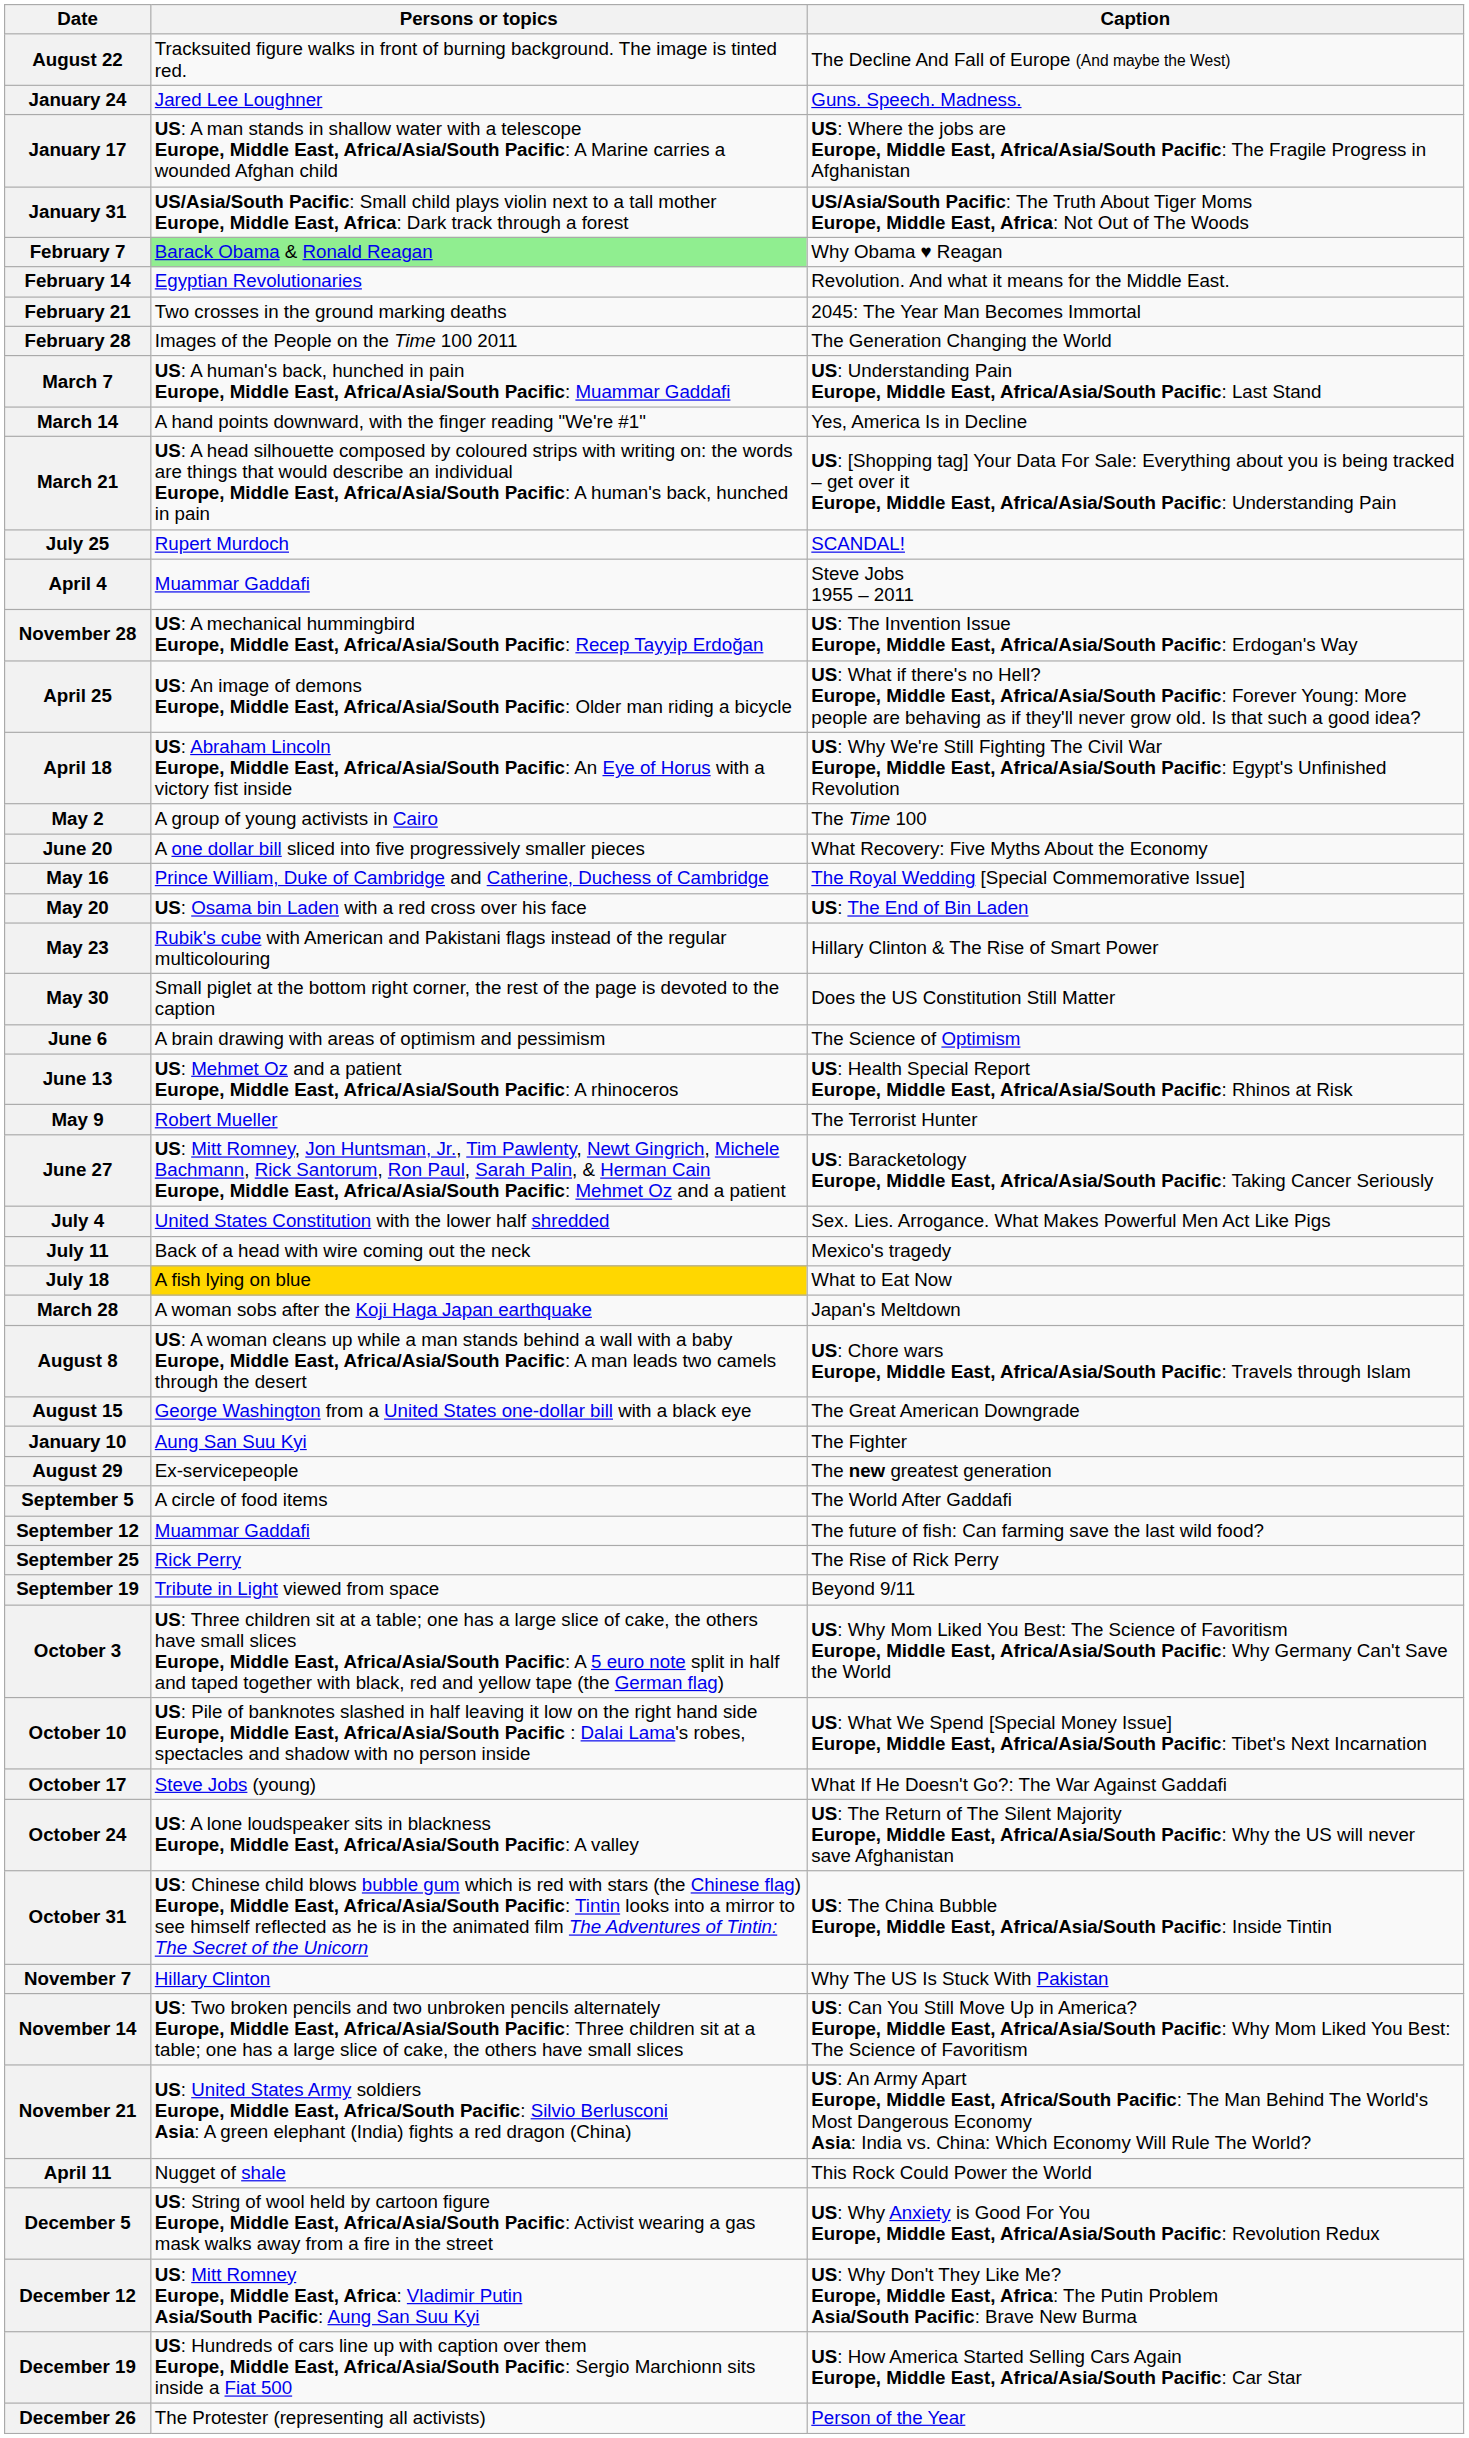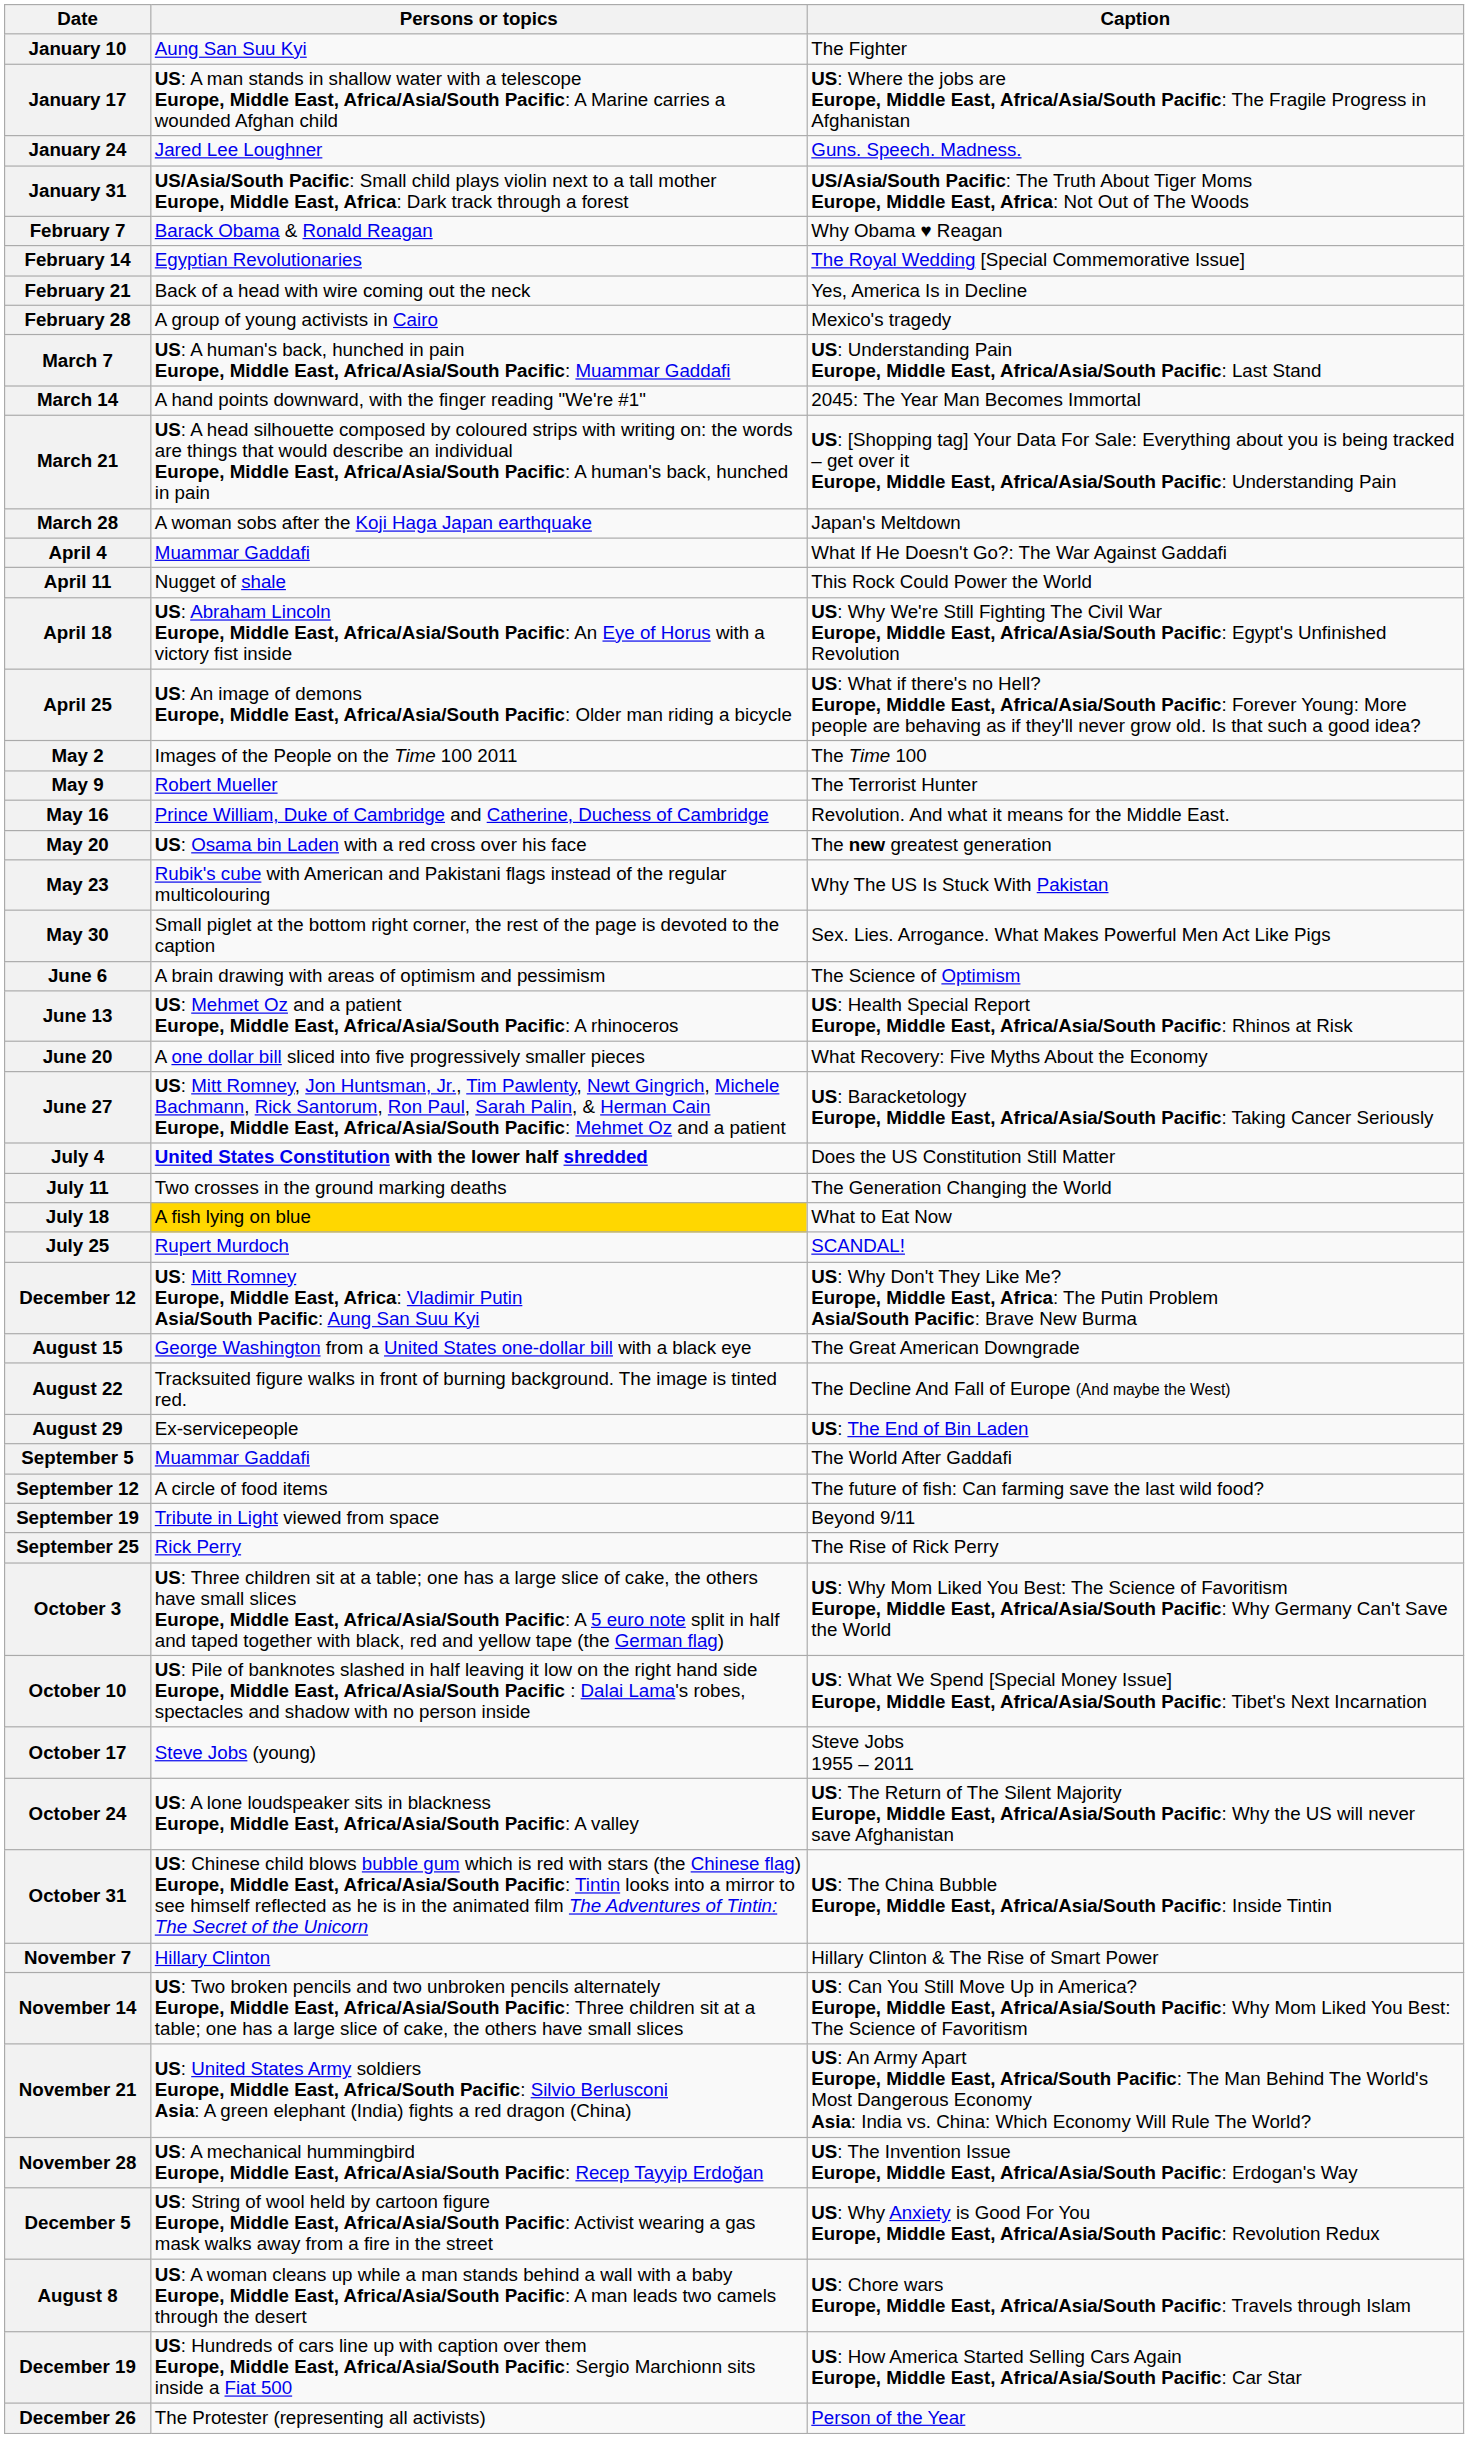rows swapped: (78, 1441) <-> (78, 59)
rows swapped: (78, 150) <-> (78, 99)
(294, 252) lightgreen background -> (294, 230) no background
(1020, 281) Revolution. And what it means for the Middle East. -> (1028, 260) The Royal Wedding [Special Commemorative Issue]
(331, 311) Two crosses in the ground marking deaths -> (343, 290) Back of a head with wire coming out the neck
(976, 311) 2045: The Year Man Becomes Immortal -> (919, 290) Yes, America Is in Decline
(336, 341) Images of the People on the Time 100 2011 -> (296, 320) A group of young activists in Cairo
(962, 341) The Generation Changing the World -> (881, 320) Mexico's tragedy
(919, 421) Yes, America Is in Decline -> (976, 400) 2045: The Year Man Becomes Immortal
rows swapped: (78, 1310) <-> (78, 544)
(863, 584) Steve Jobs 1955 – 2011 -> (1019, 552) What If He Doesn't Go?: The War Against Gaddafi
rows swapped: (78, 2172) <-> (78, 635)
rows swapped: (78, 768) <-> (78, 696)
(296, 818) A group of young activists in Cairo -> (336, 755) Images of the People on the Time 100 2011
rows swapped: (78, 1119) <-> (78, 848)
(1028, 878) The Royal Wedding [Special Commemorative Issue] -> (1020, 815) Revolution. And what it means for the Middle East.
(920, 907) US: The End of Bin Laden -> (932, 844) The new greatest generation
(985, 948) Hillary Clinton & The Rise of Smart Power -> (960, 884) Why The US Is Stuck With Pakistan
(963, 998) Does the US Constitution Still Matter -> (1071, 935) Sex. Lies. Arrogance. What Makes Powerful Men Act Like Pigs
(382, 1221) normal -> (401, 1157) bold
(1071, 1221) Sex. Lies. Arrogance. What Makes Powerful Men Act Like Pigs -> (963, 1157) Does the US Constitution Still Matter
(343, 1250) Back of a head with wire coming out the neck -> (331, 1187) Two crosses in the ground marking deaths
(881, 1250) Mexico's tragedy -> (962, 1187) The Generation Changing the World
rows swapped: (78, 1360) <-> (78, 2295)
(932, 1471) The new greatest generation -> (920, 1428) US: The End of Bin Laden
(241, 1500) A circle of food items -> (232, 1458) Muammar Gaddafi
(232, 1530) Muammar Gaddafi -> (241, 1488) A circle of food items
rows swapped: (78, 1589) <-> (78, 1560)
(1019, 1784) What If He Doesn't Go?: The War Against Gaddafi -> (863, 1752) Steve Jobs 1955 – 2011
(960, 1978) Why The US Is Stuck With Pakistan -> (985, 1957) Hillary Clinton & The Rise of Smart Power
